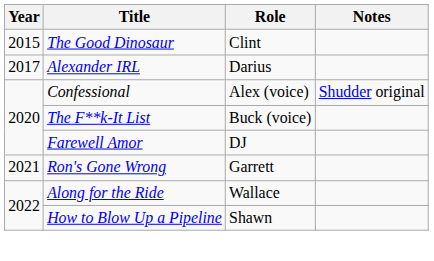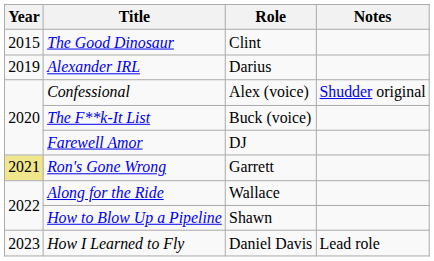(24, 67) 2017 -> (24, 67) 2019
(24, 167) no background -> (24, 167) khaki background
+ row: (116, 243)
